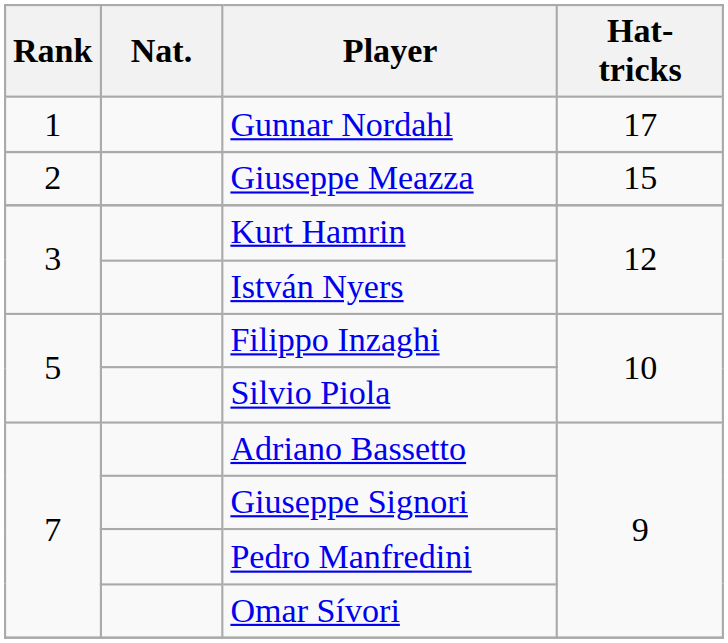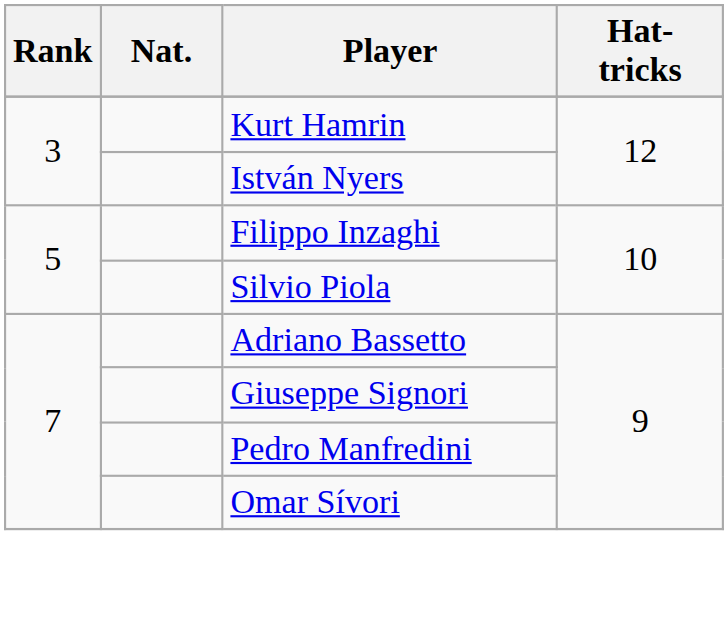- row: (342, 123)
- row: (352, 177)
